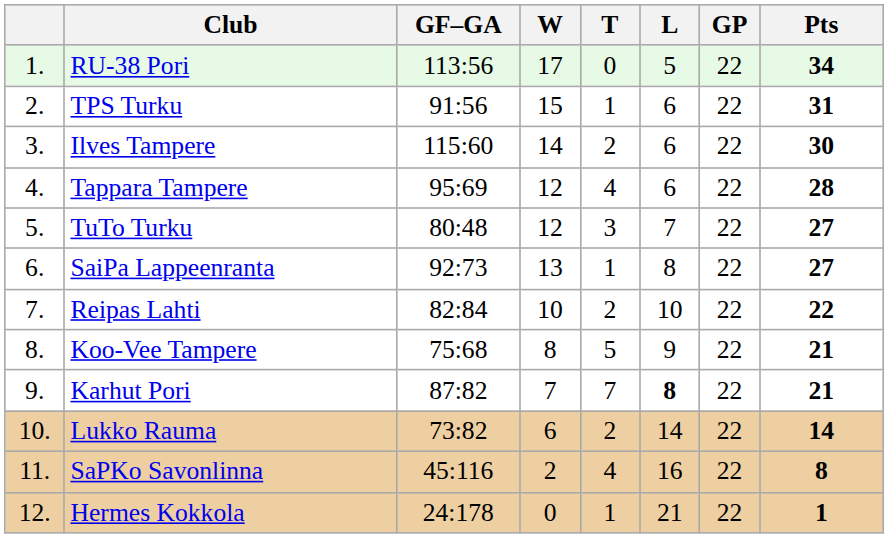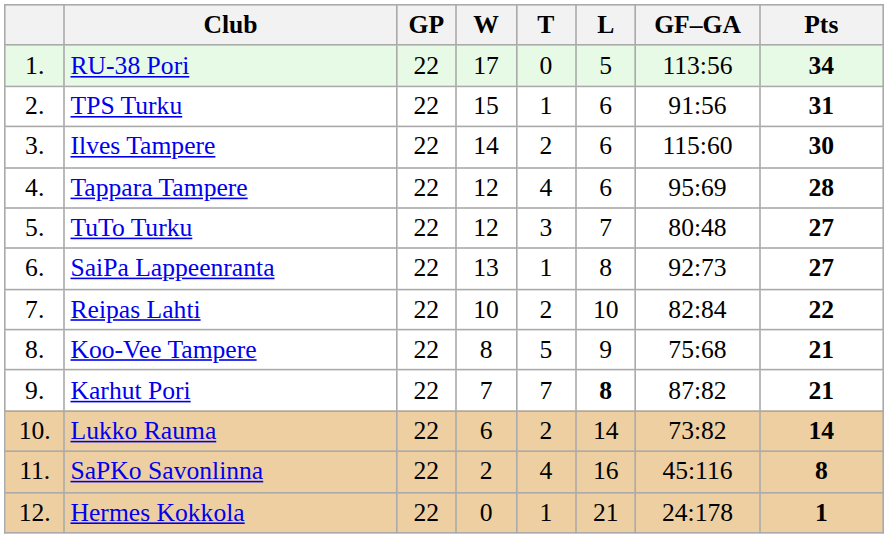columns swapped: (730, 24) <-> (458, 24)
